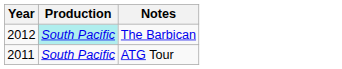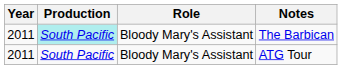+ column: (186, 14)
(21, 34) 2012 -> (21, 34) 2011
